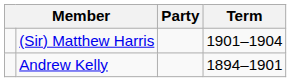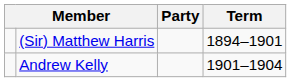(244, 40) 1901–1904 -> (244, 40) 1894–1901
(244, 64) 1894–1901 -> (244, 64) 1901–1904
